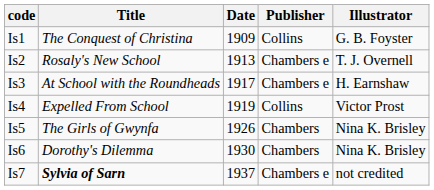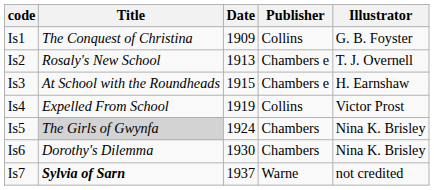(241, 83) 1917 -> (241, 83) 1915
(100, 128) no background -> (100, 128) lightgrey background
(241, 128) 1926 -> (241, 128) 1924
(295, 173) Chambers e -> (280, 173) Warne
